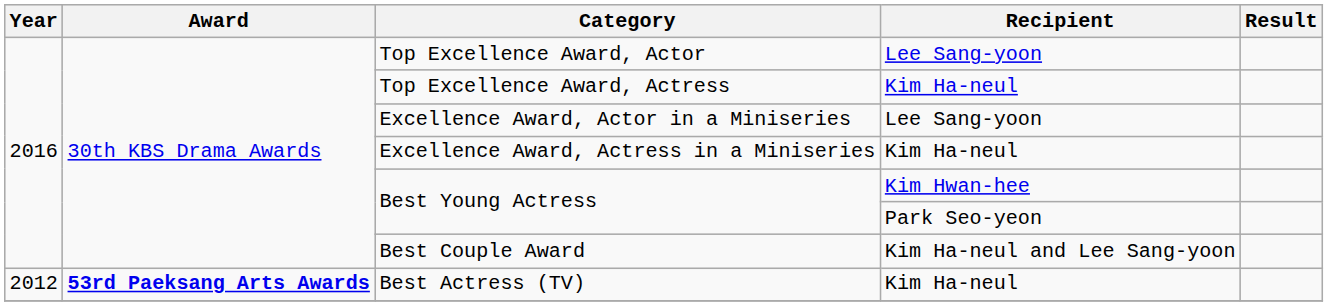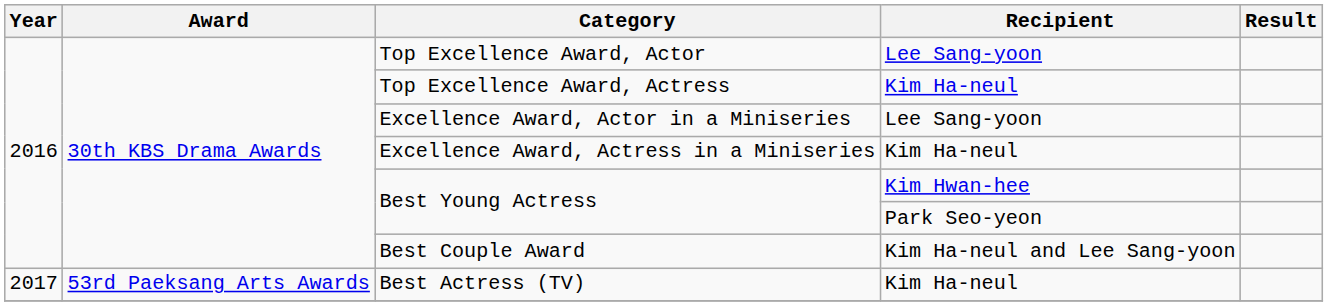(34, 284) 2012 -> (34, 284) 2017
(219, 284) bold -> (219, 284) normal
